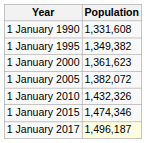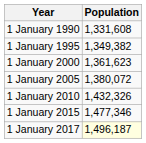(108, 79) 1,382,072 -> (108, 79) 1,380,072
(108, 113) 1,474,346 -> (108, 113) 1,477,346
